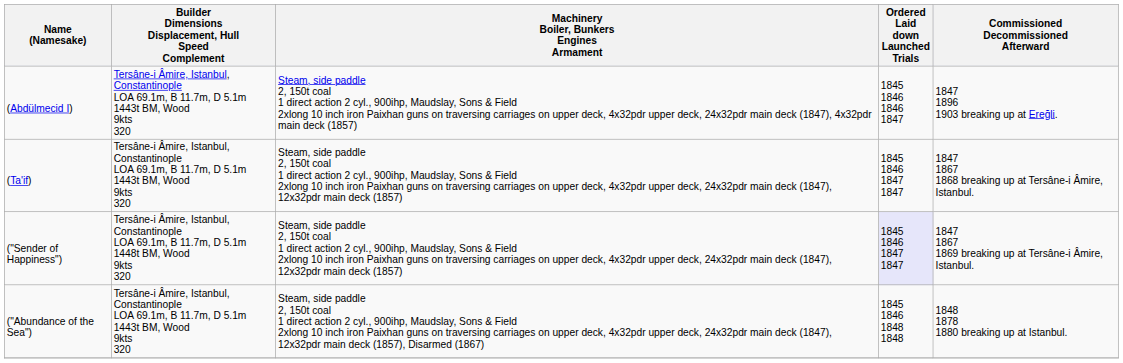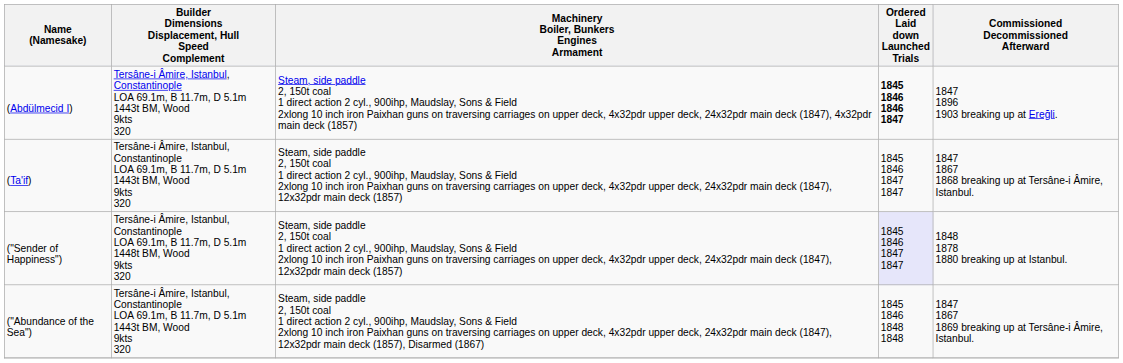(892, 103) normal -> (892, 103) bold
(1019, 249) 1847 1867 1869 breaking up at Tersâne-i Âmire, Istanbul. -> (1001, 249) 1848 1878 1880 breaking up at Istanbul.
(1001, 322) 1848 1878 1880 breaking up at Istanbul. -> (1019, 322) 1847 1867 1869 breaking up at Tersâne-i Âmire, Istanbul.
